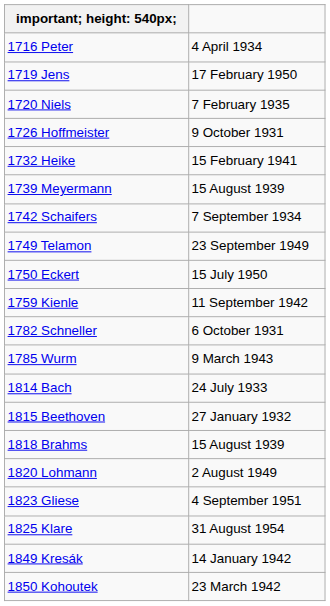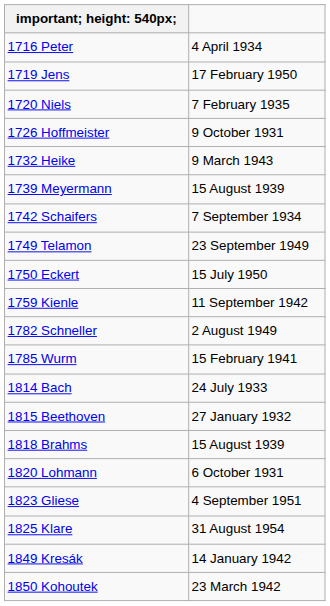(244, 160) 15 February 1941 -> (232, 160) 9 March 1943
(238, 330) 6 October 1931 -> (234, 330) 2 August 1949
(232, 359) 9 March 1943 -> (244, 359) 15 February 1941
(234, 472) 2 August 1949 -> (238, 472) 6 October 1931
